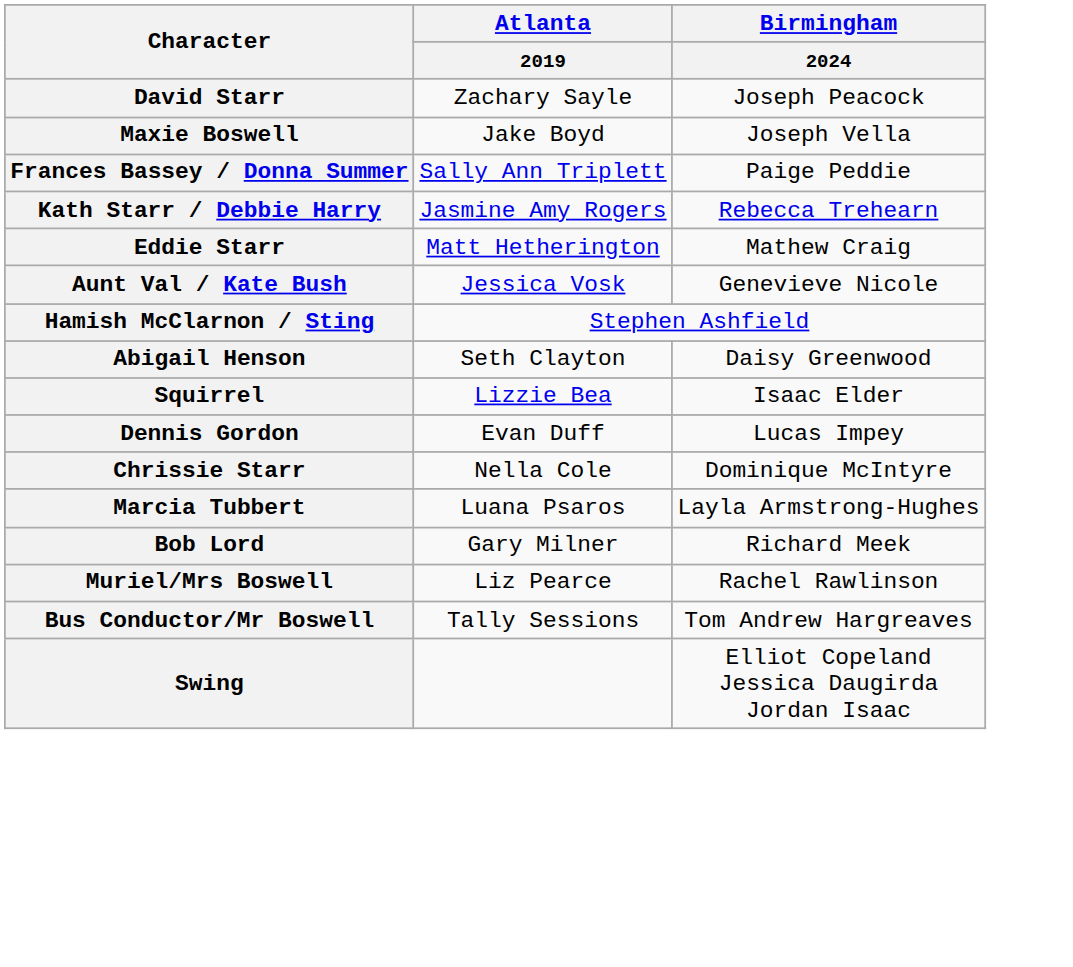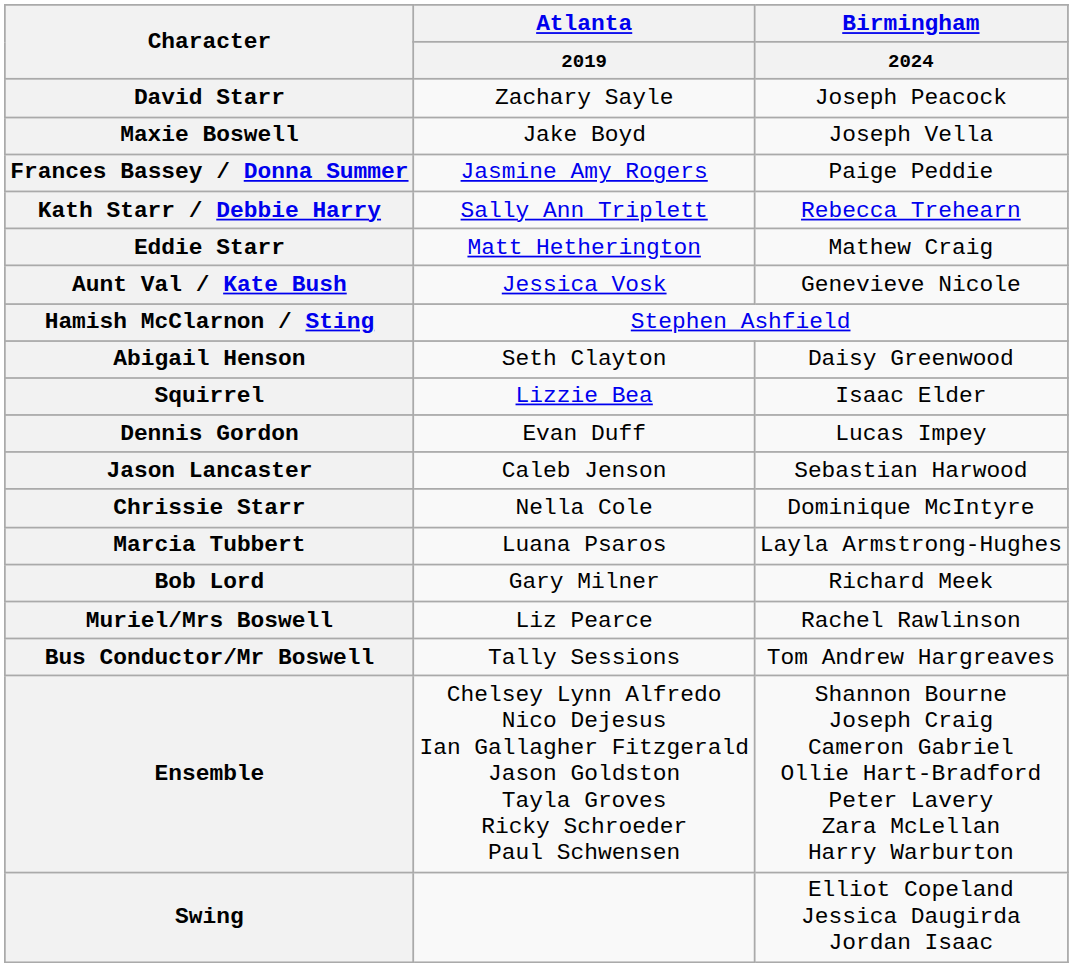(543, 173) Sally Ann Triplett -> (584, 173) Jasmine Amy Rogers
(543, 210) Jasmine Amy Rogers -> (584, 210) Sally Ann Triplett
+ row: (209, 471)
+ row: (209, 774)
